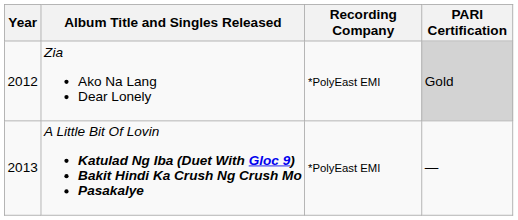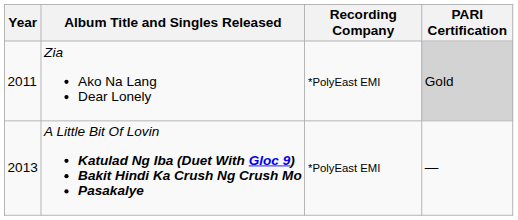(23, 81) 2012 -> (22, 81) 2011
